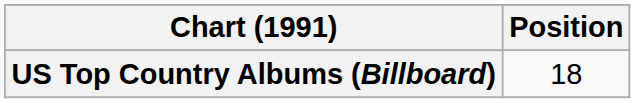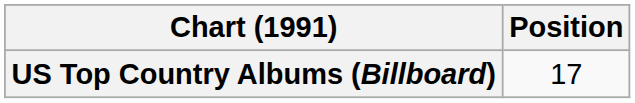(566, 73) 18 -> (566, 73) 17
